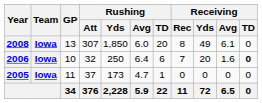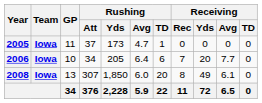rows swapped: (18, 75) <-> (18, 43)
(90, 59) 32 -> (90, 59) 34
(115, 59) 250 -> (115, 59) 205
(228, 59) 1.6 -> (228, 59) 7.7
(248, 59) bold -> (248, 59) normal
